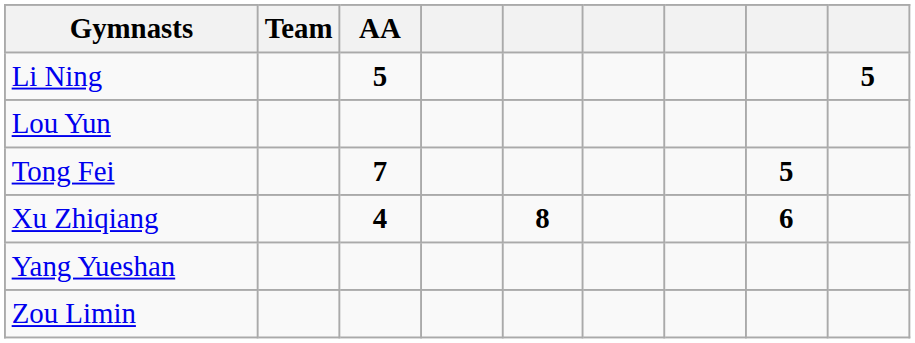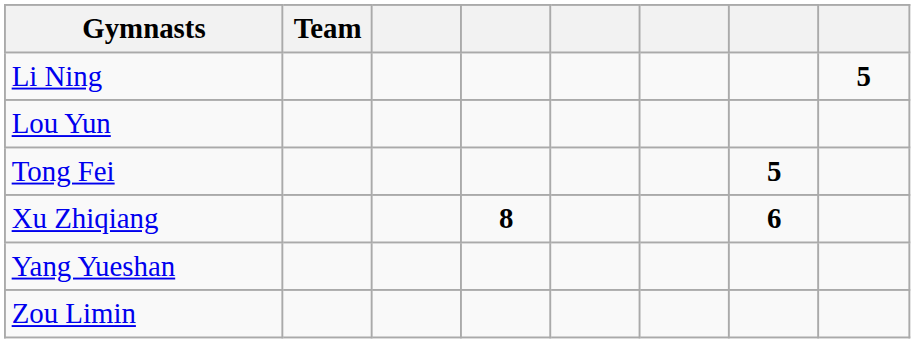- column: (380, 28)
